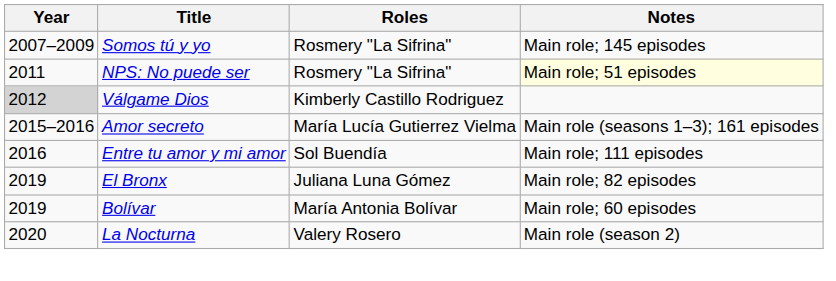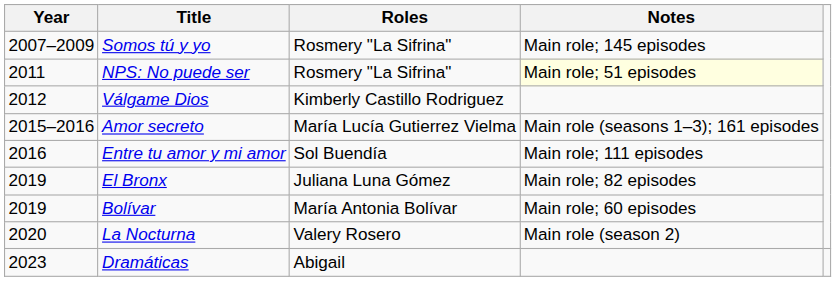(28, 99) lightgrey background -> (28, 99) no background
+ row: (145, 262)
